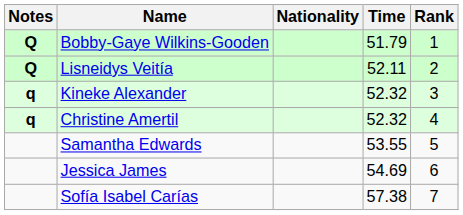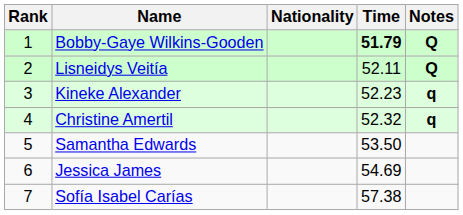columns swapped: (434, 17) <-> (31, 17)
(387, 42) normal -> (381, 42) bold
(387, 94) 52.32 -> (381, 94) 52.23
(387, 145) 53.55 -> (381, 145) 53.50
